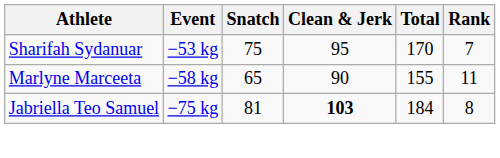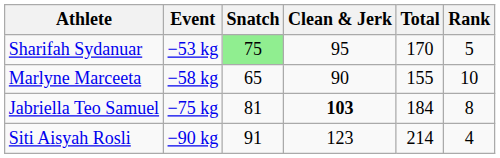(253, 49) no background -> (253, 49) lightgreen background
(469, 49) 7 -> (469, 49) 5
(469, 79) 11 -> (469, 79) 10
+ row: (70, 138)
